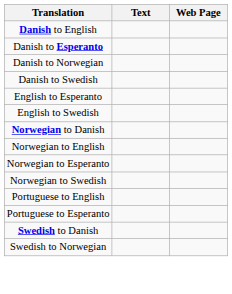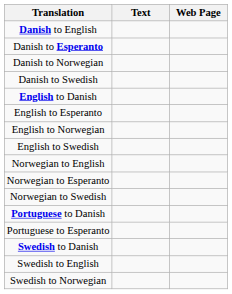+ row: (58, 96)
+ row: (58, 130)
- row: (58, 130)
+ row: (58, 213)
- row: (58, 197)
+ row: (58, 264)
